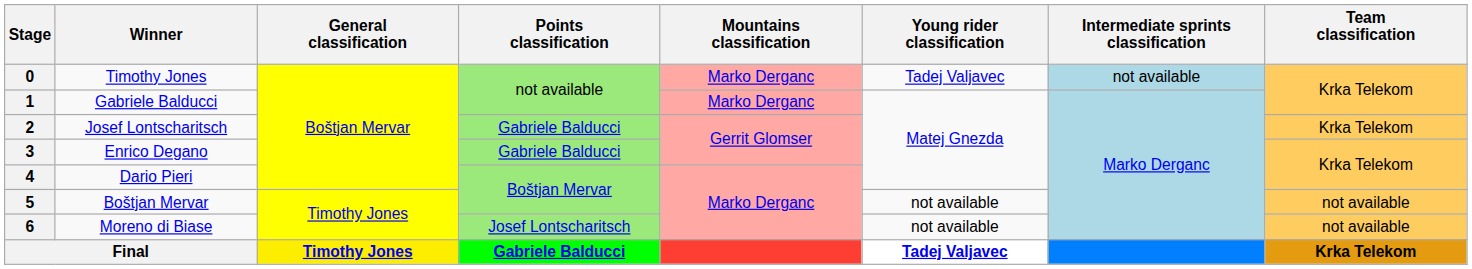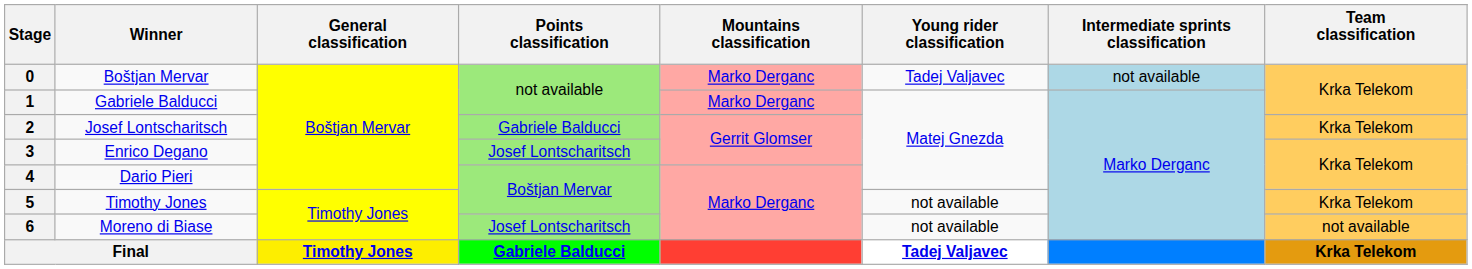(156, 77) Timothy Jones -> (156, 77) Boštjan Mervar
(559, 152) Gabriele Balducci -> (559, 152) Josef Lontscharitsch
(156, 202) Boštjan Mervar -> (156, 202) Timothy Jones
(1366, 202) not available -> (1366, 202) Krka Telekom
